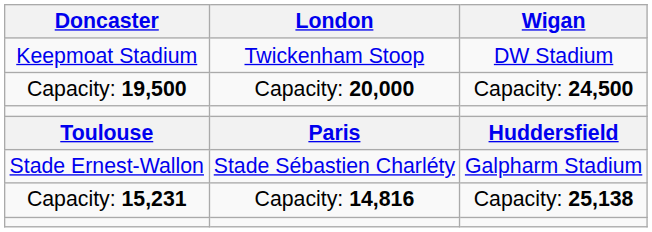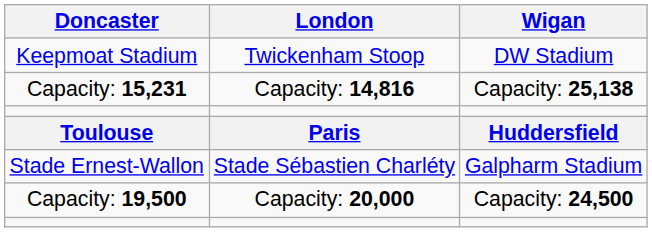rows swapped: (107, 199) <-> (107, 88)
